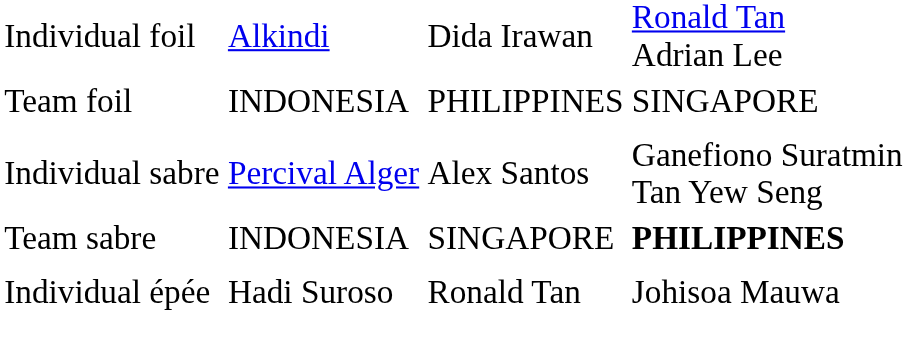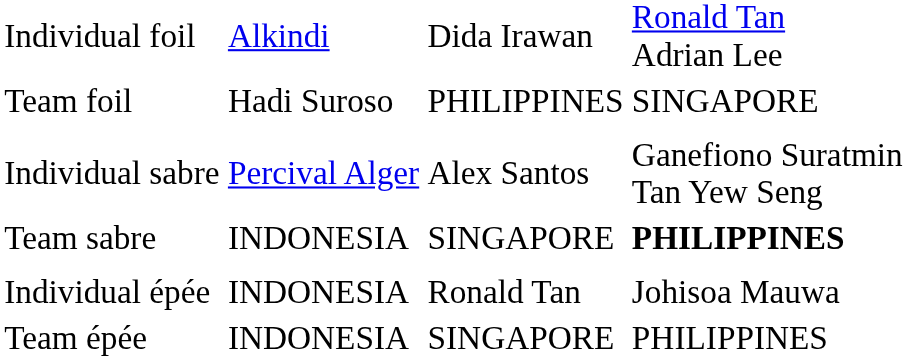(318, 100) INDONESIA -> (311, 100) Hadi Suroso
(311, 291) Hadi Suroso -> (318, 291) INDONESIA
+ row: (76, 337)
